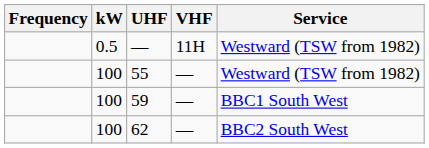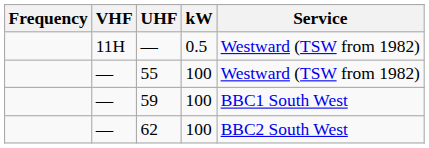columns swapped: (194, 18) <-> (109, 18)
